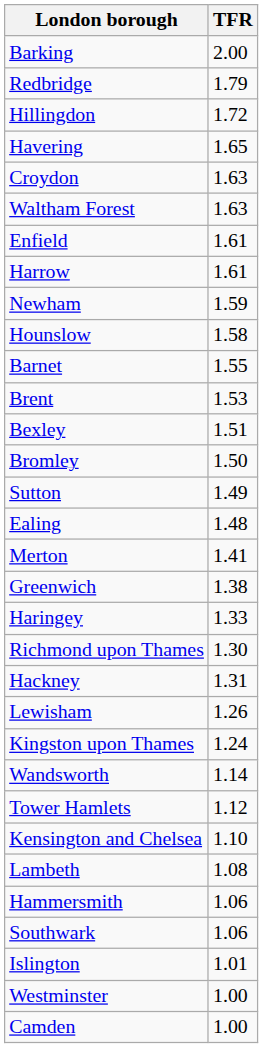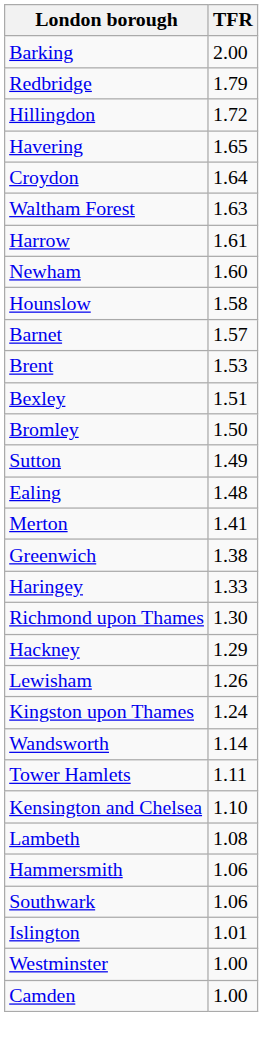(230, 177) 1.63 -> (230, 177) 1.64
- row: (38, 240)
(230, 303) 1.59 -> (230, 271) 1.60
(230, 366) 1.55 -> (230, 334) 1.57
(230, 680) 1.31 -> (230, 649) 1.29
(230, 806) 1.12 -> (230, 775) 1.11
